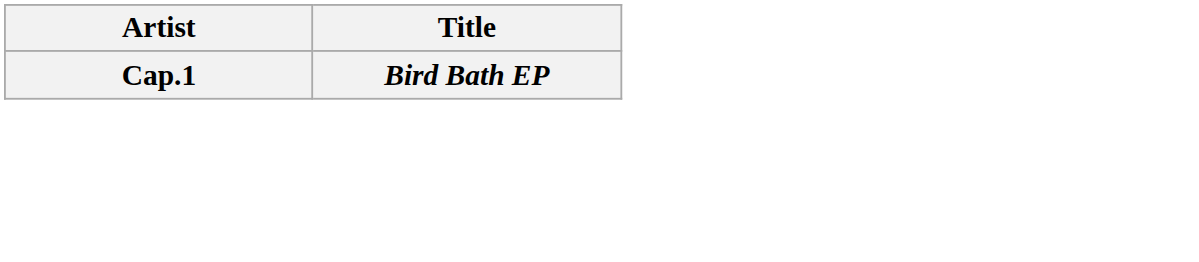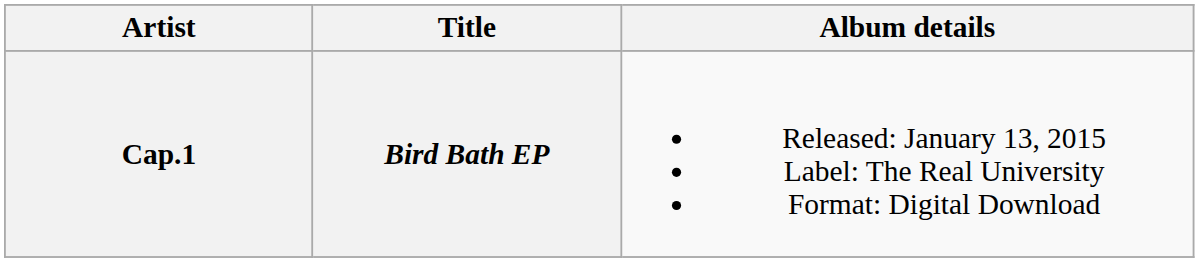+ column: (907, 27)
